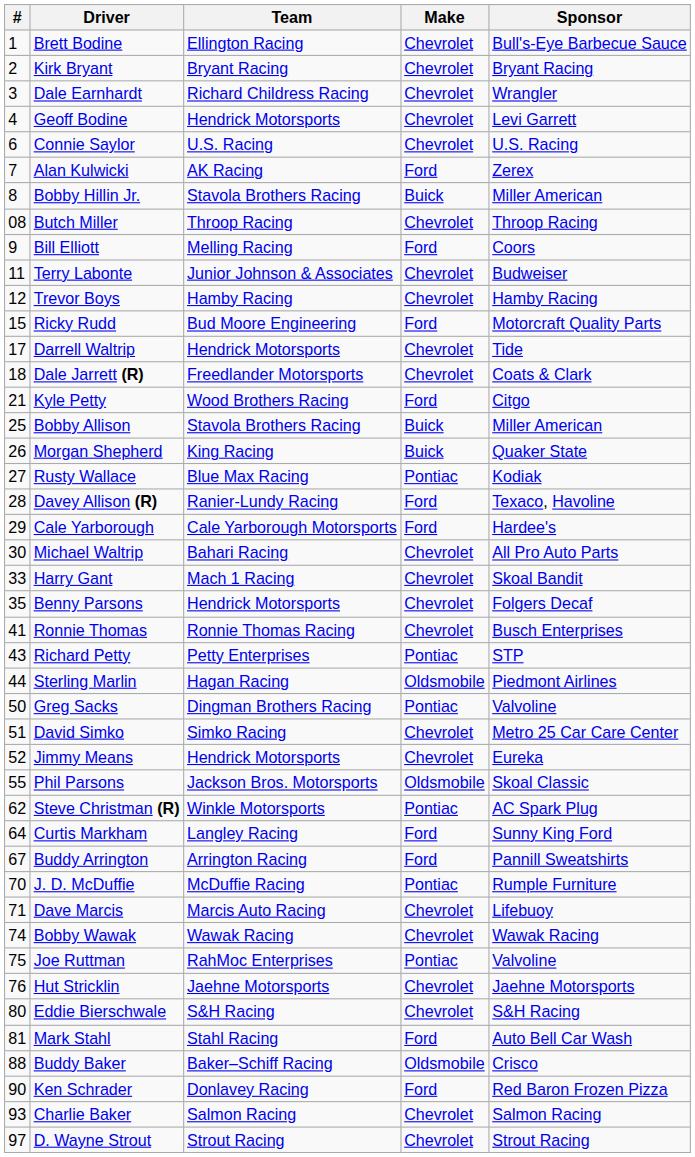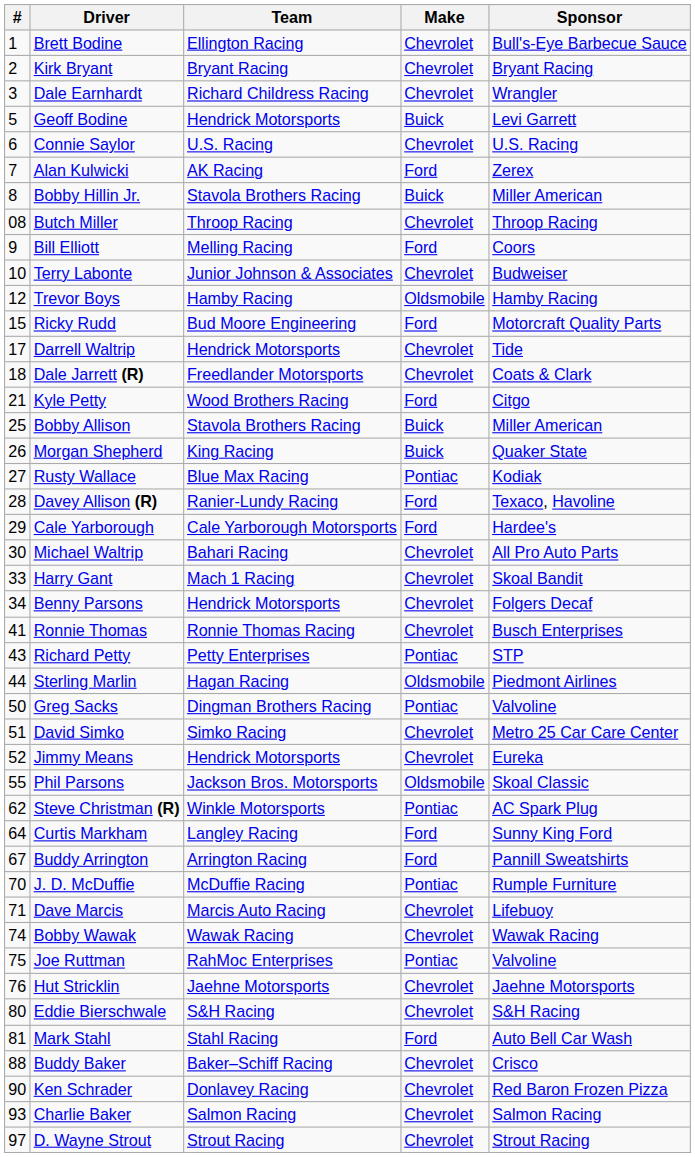(13, 119) 4 -> (13, 119) 5
(439, 119) Chevrolet -> (424, 119) Buick
(17, 273) 11 -> (17, 273) 10
(439, 298) Chevrolet -> (444, 298) Oldsmobile
(17, 604) 35 -> (17, 604) 34
(444, 1063) Oldsmobile -> (439, 1063) Chevrolet
(421, 1089) Ford -> (439, 1089) Chevrolet
